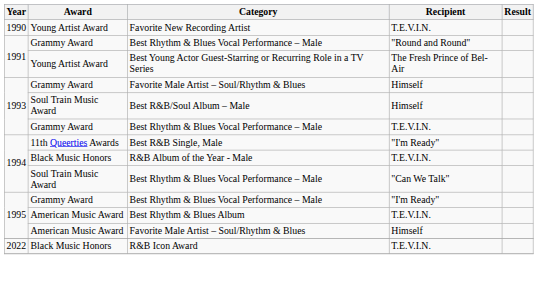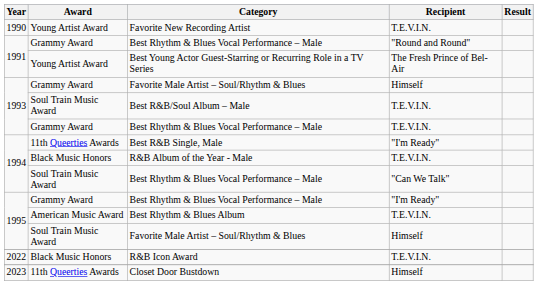(407, 106) Himself -> (411, 106) T.E.V.I.N.
(77, 230) American Music Award -> (64, 236) Soul Train Music Award
+ row: (16, 272)
